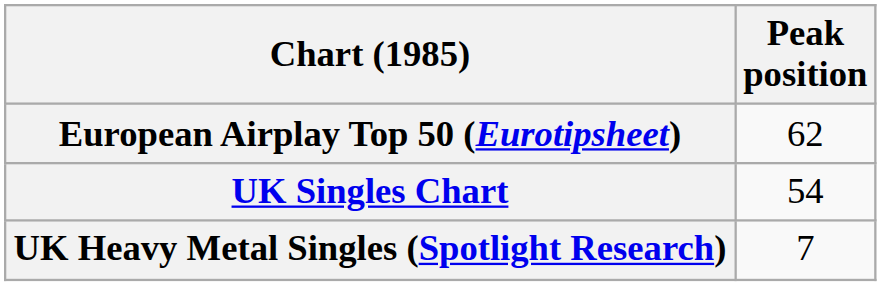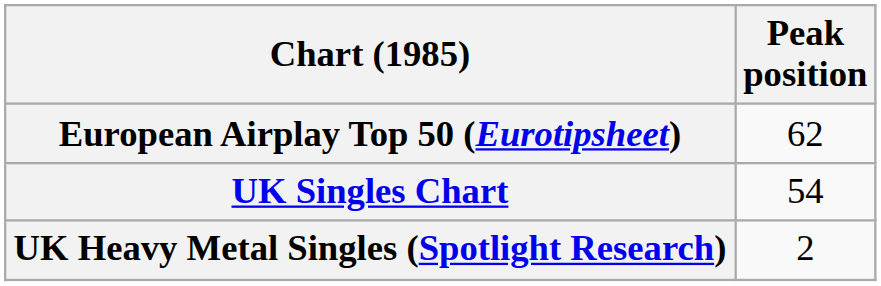(805, 249) 7 -> (805, 249) 2
